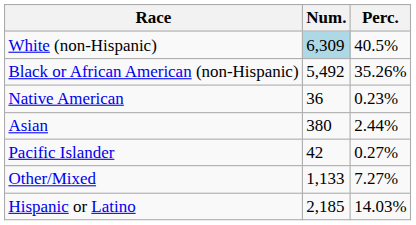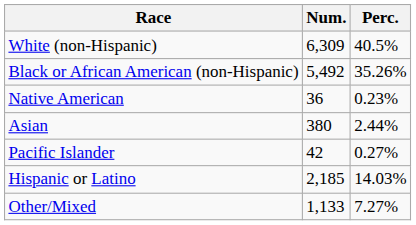(325, 44) lightblue background -> (325, 44) no background
rows swapped: (52, 179) <-> (72, 206)
